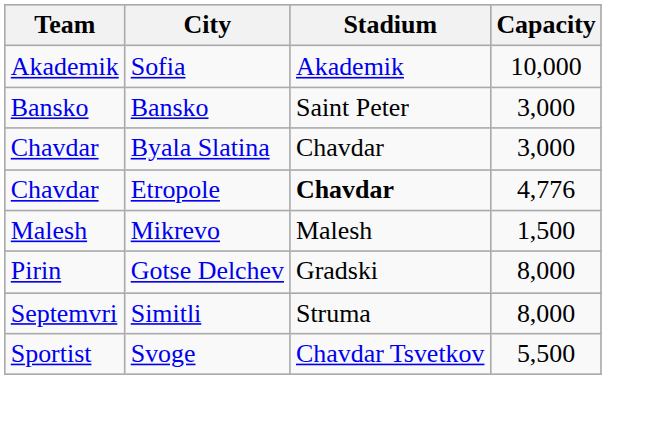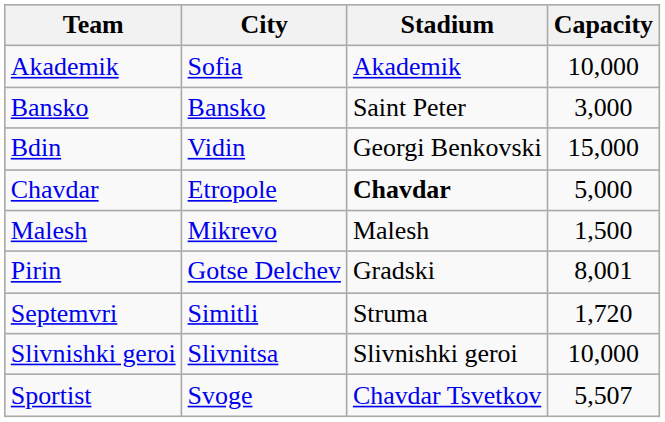+ row: (216, 148)
- row: (200, 148)
(546, 189) 4,776 -> (603, 189) 5,000
(546, 271) 8,000 -> (603, 271) 8,001
(546, 312) 8,000 -> (603, 312) 1,720
+ row: (233, 353)
(546, 353) 5,500 -> (603, 395) 5,507
